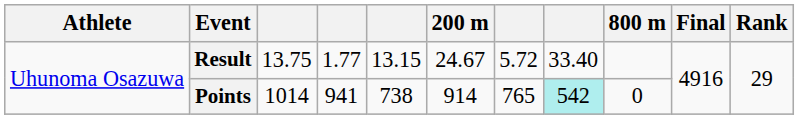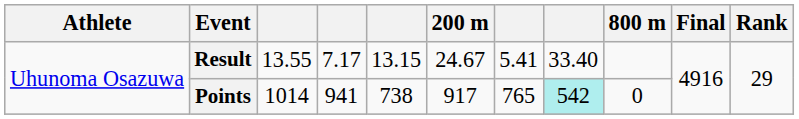(287, 59) 13.75 -> (287, 59) 13.55
(341, 59) 1.77 -> (341, 59) 7.17
(519, 59) 5.72 -> (519, 59) 5.41
(460, 96) 914 -> (460, 96) 917
